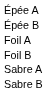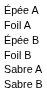rows swapped: (22, 25) <-> (17, 40)
